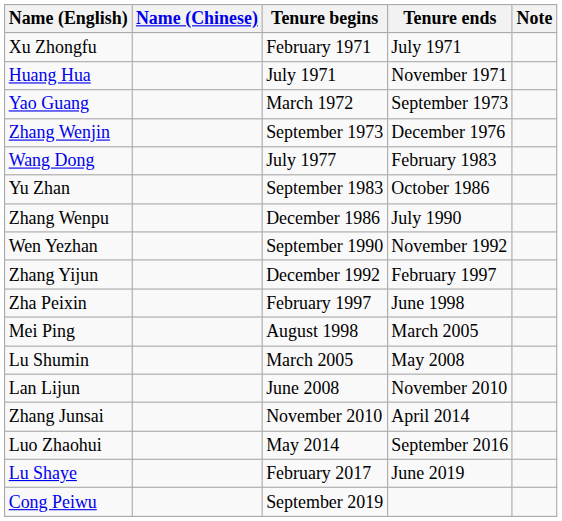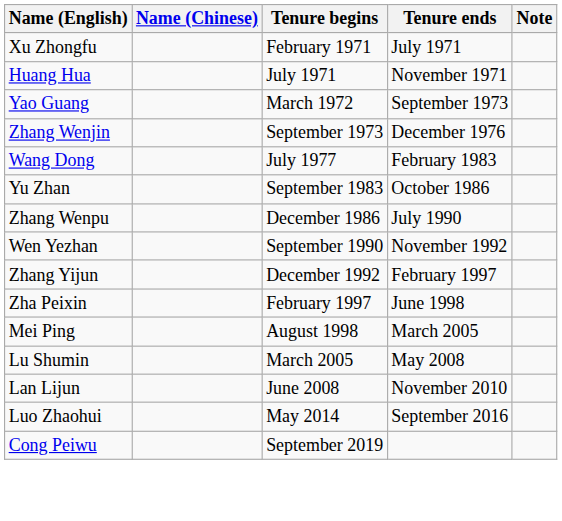- row: (56, 416)
- row: (43, 473)
